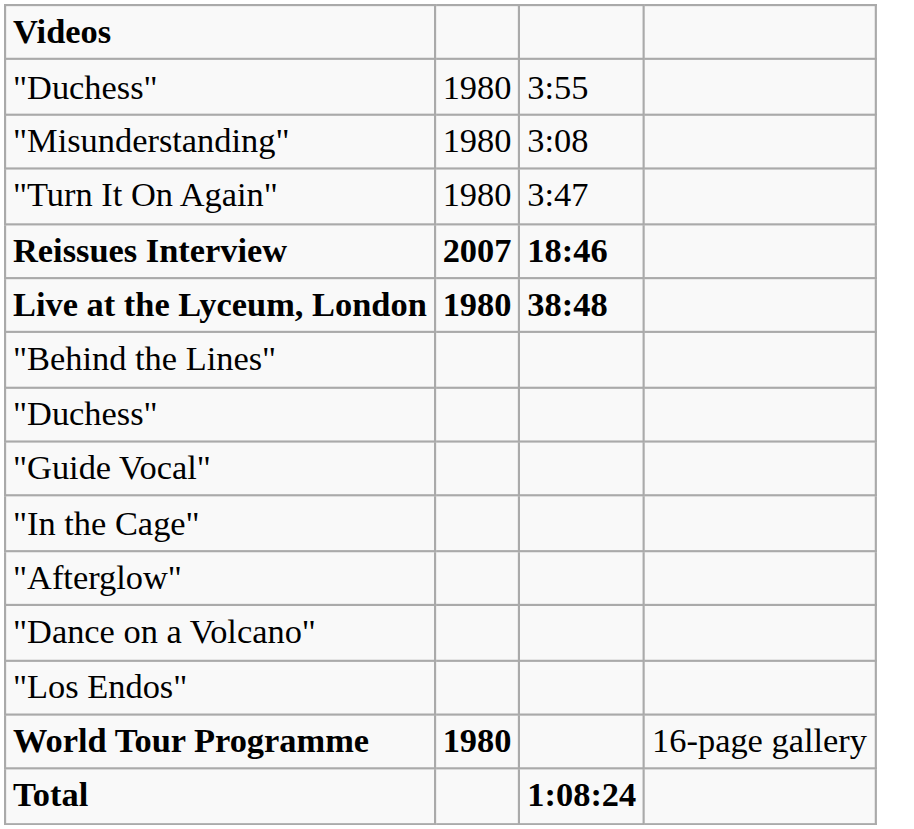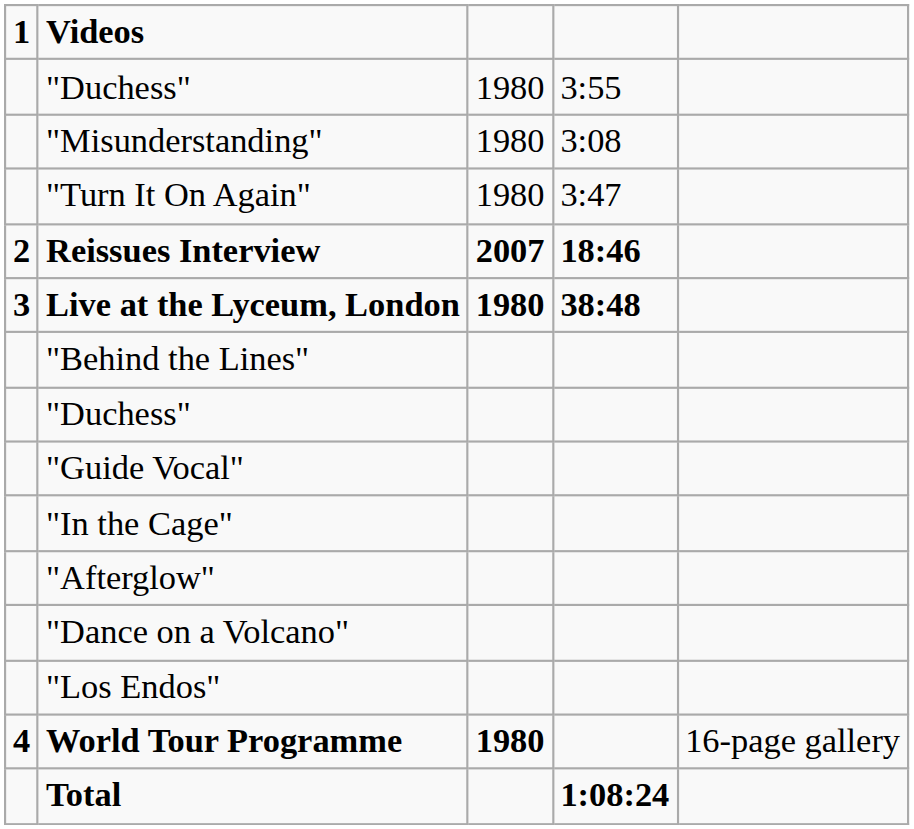+ column: (22, 31)
